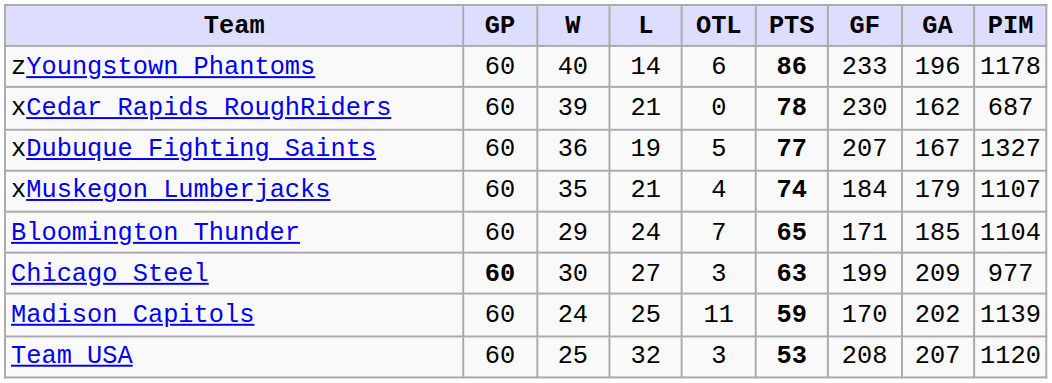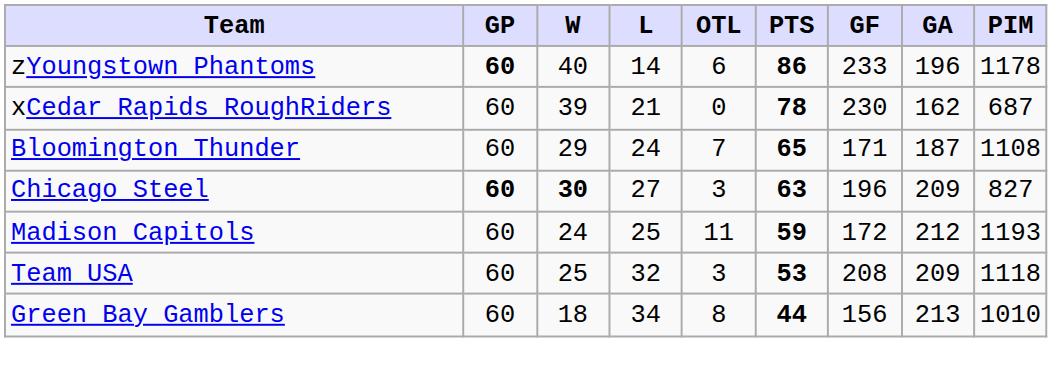(500, 67) normal -> (500, 67) bold
- row: (194, 150)
- row: (171, 191)
(938, 232) 185 -> (938, 150) 187
(1011, 232) 1104 -> (1011, 150) 1108
(573, 274) normal -> (573, 191) bold
(865, 274) 199 -> (865, 191) 196
(1011, 274) 977 -> (1011, 191) 827
(865, 315) 170 -> (865, 232) 172
(938, 315) 202 -> (938, 232) 212
(1011, 315) 1139 -> (1011, 232) 1193
(938, 356) 207 -> (938, 274) 209
(1011, 356) 1120 -> (1011, 274) 1118
+ row: (148, 315)
